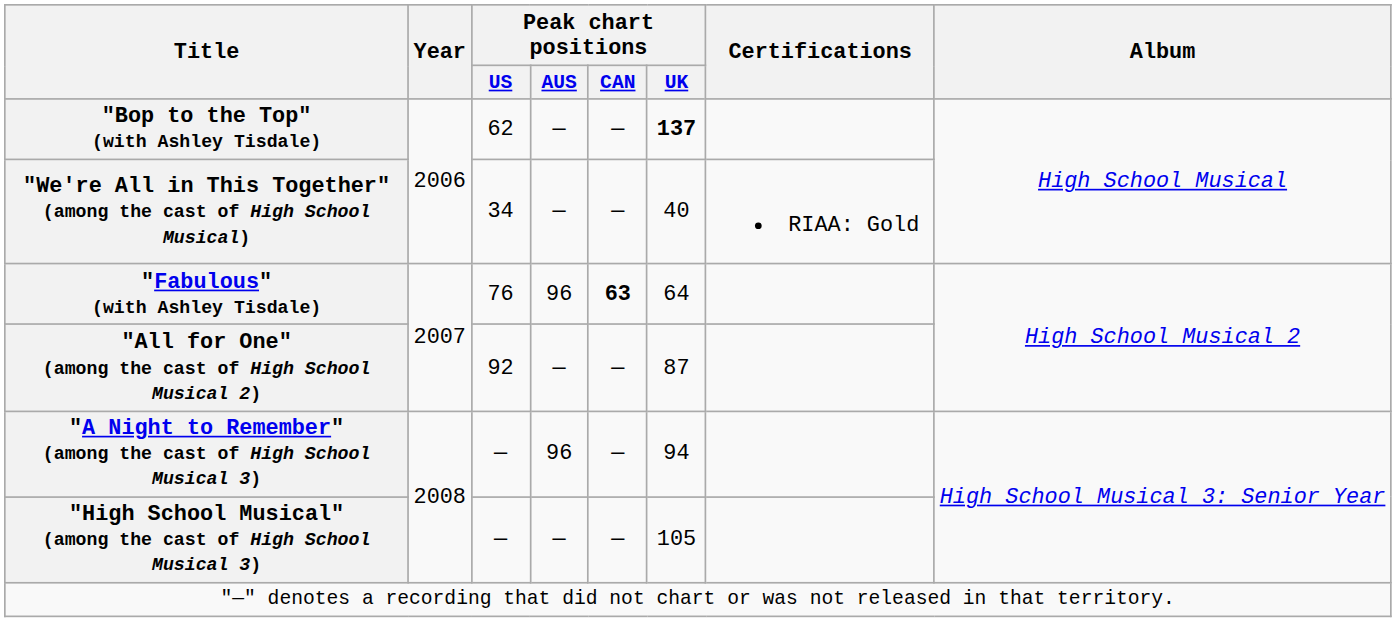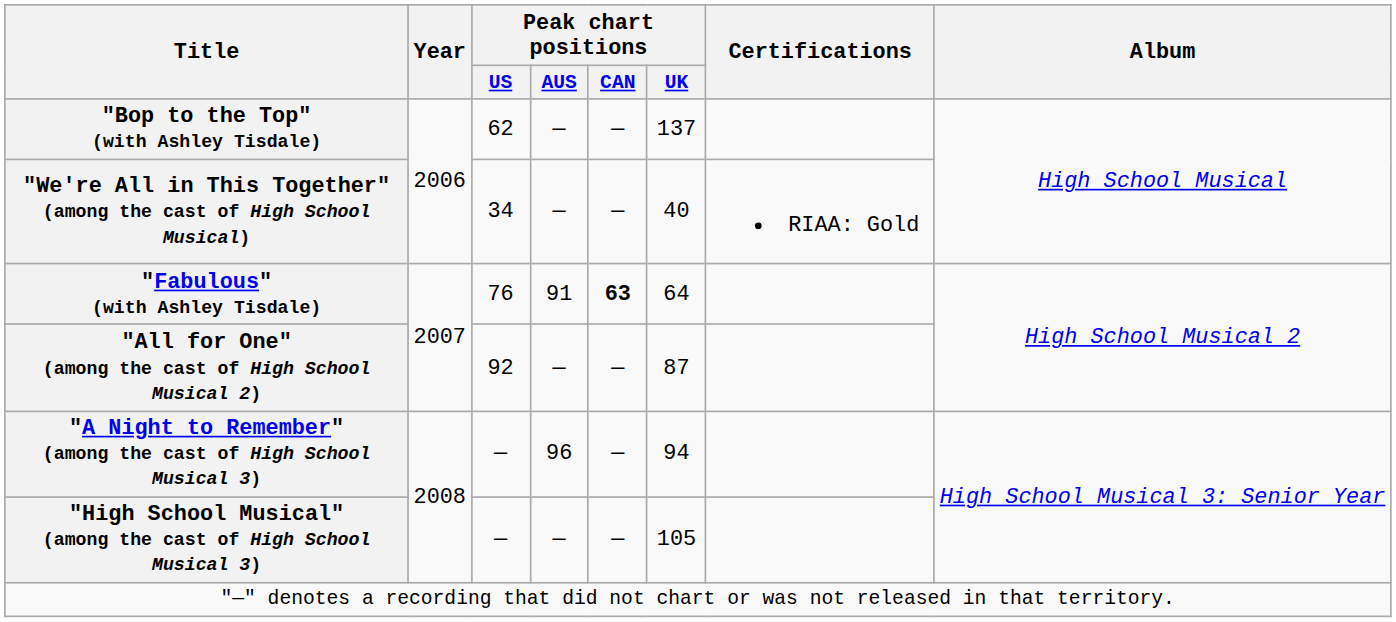(676, 129) bold -> (676, 129) normal
(559, 294) 96 -> (559, 294) 91
